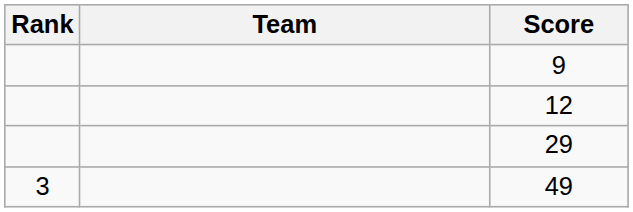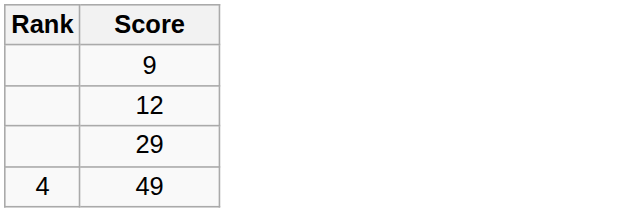- column: (285, 24)
(42, 186) 3 -> (42, 186) 4
